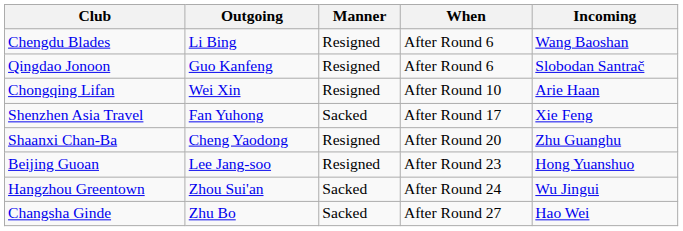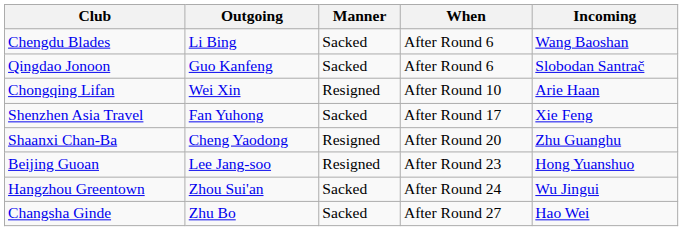(351, 41) Resigned -> (345, 41) Sacked
(351, 66) Resigned -> (345, 66) Sacked
